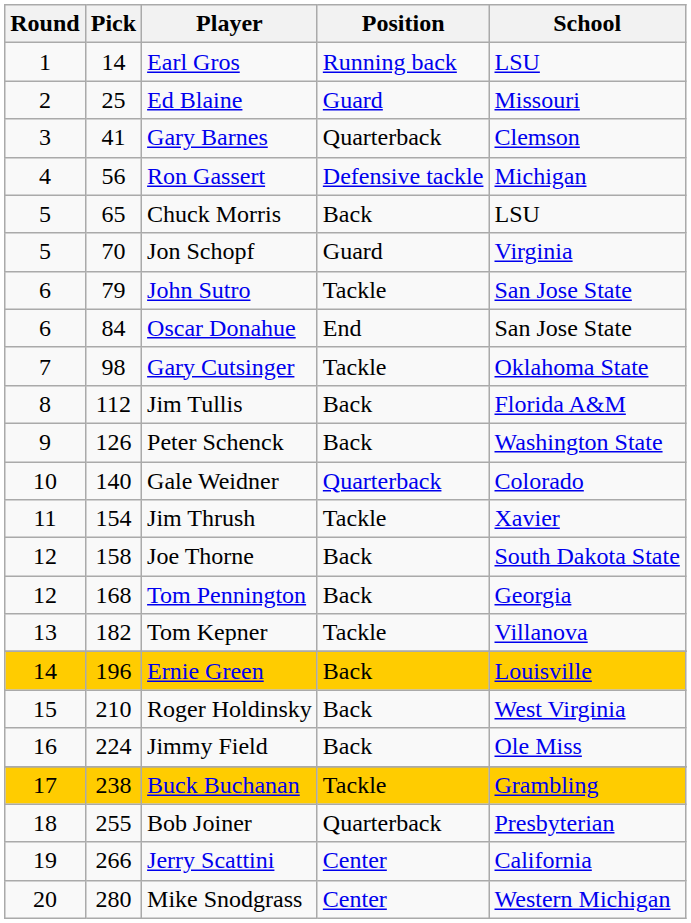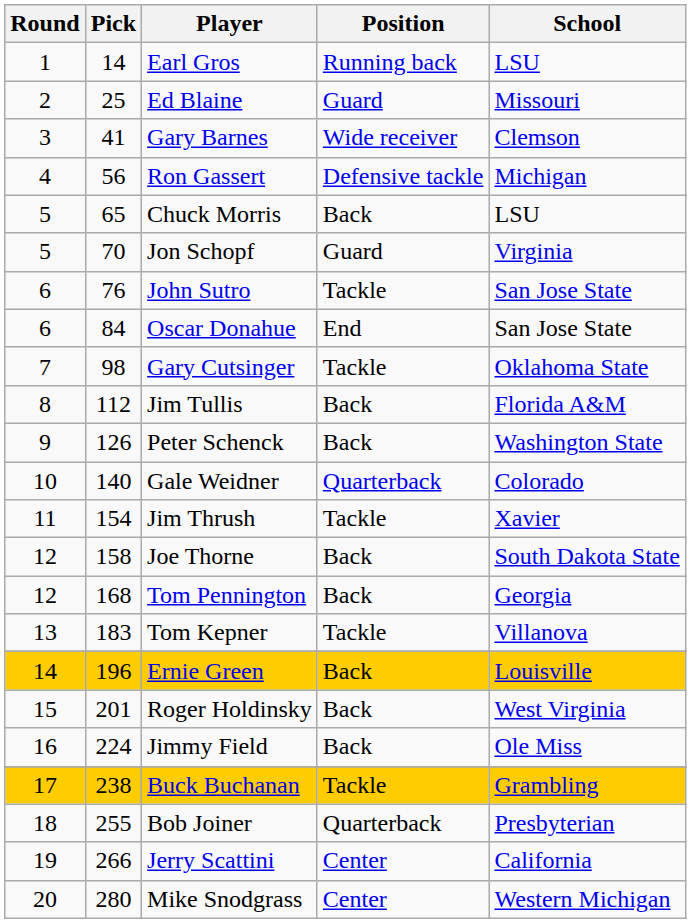(382, 137) Quarterback -> (390, 137) Wide receiver
(113, 289) 79 -> (113, 289) 76
(113, 632) 182 -> (113, 632) 183
(113, 708) 210 -> (113, 708) 201
